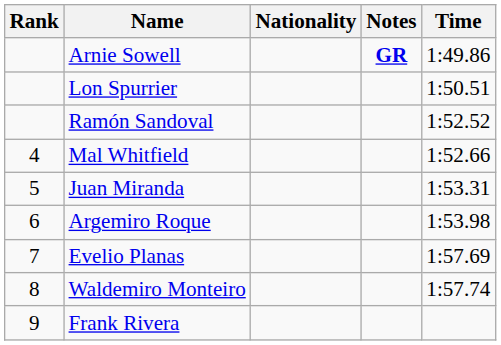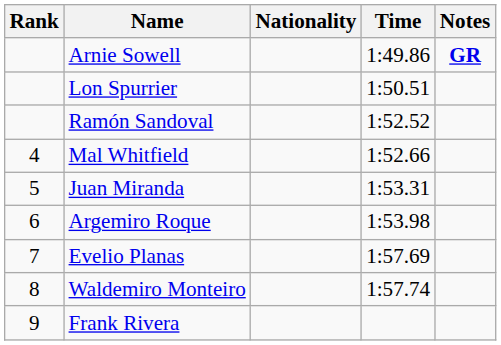columns swapped: (458, 21) <-> (391, 21)
